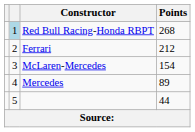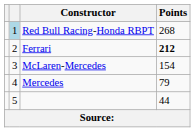(167, 47) normal -> (167, 47) bold
(164, 82) 89 -> (164, 82) 79
